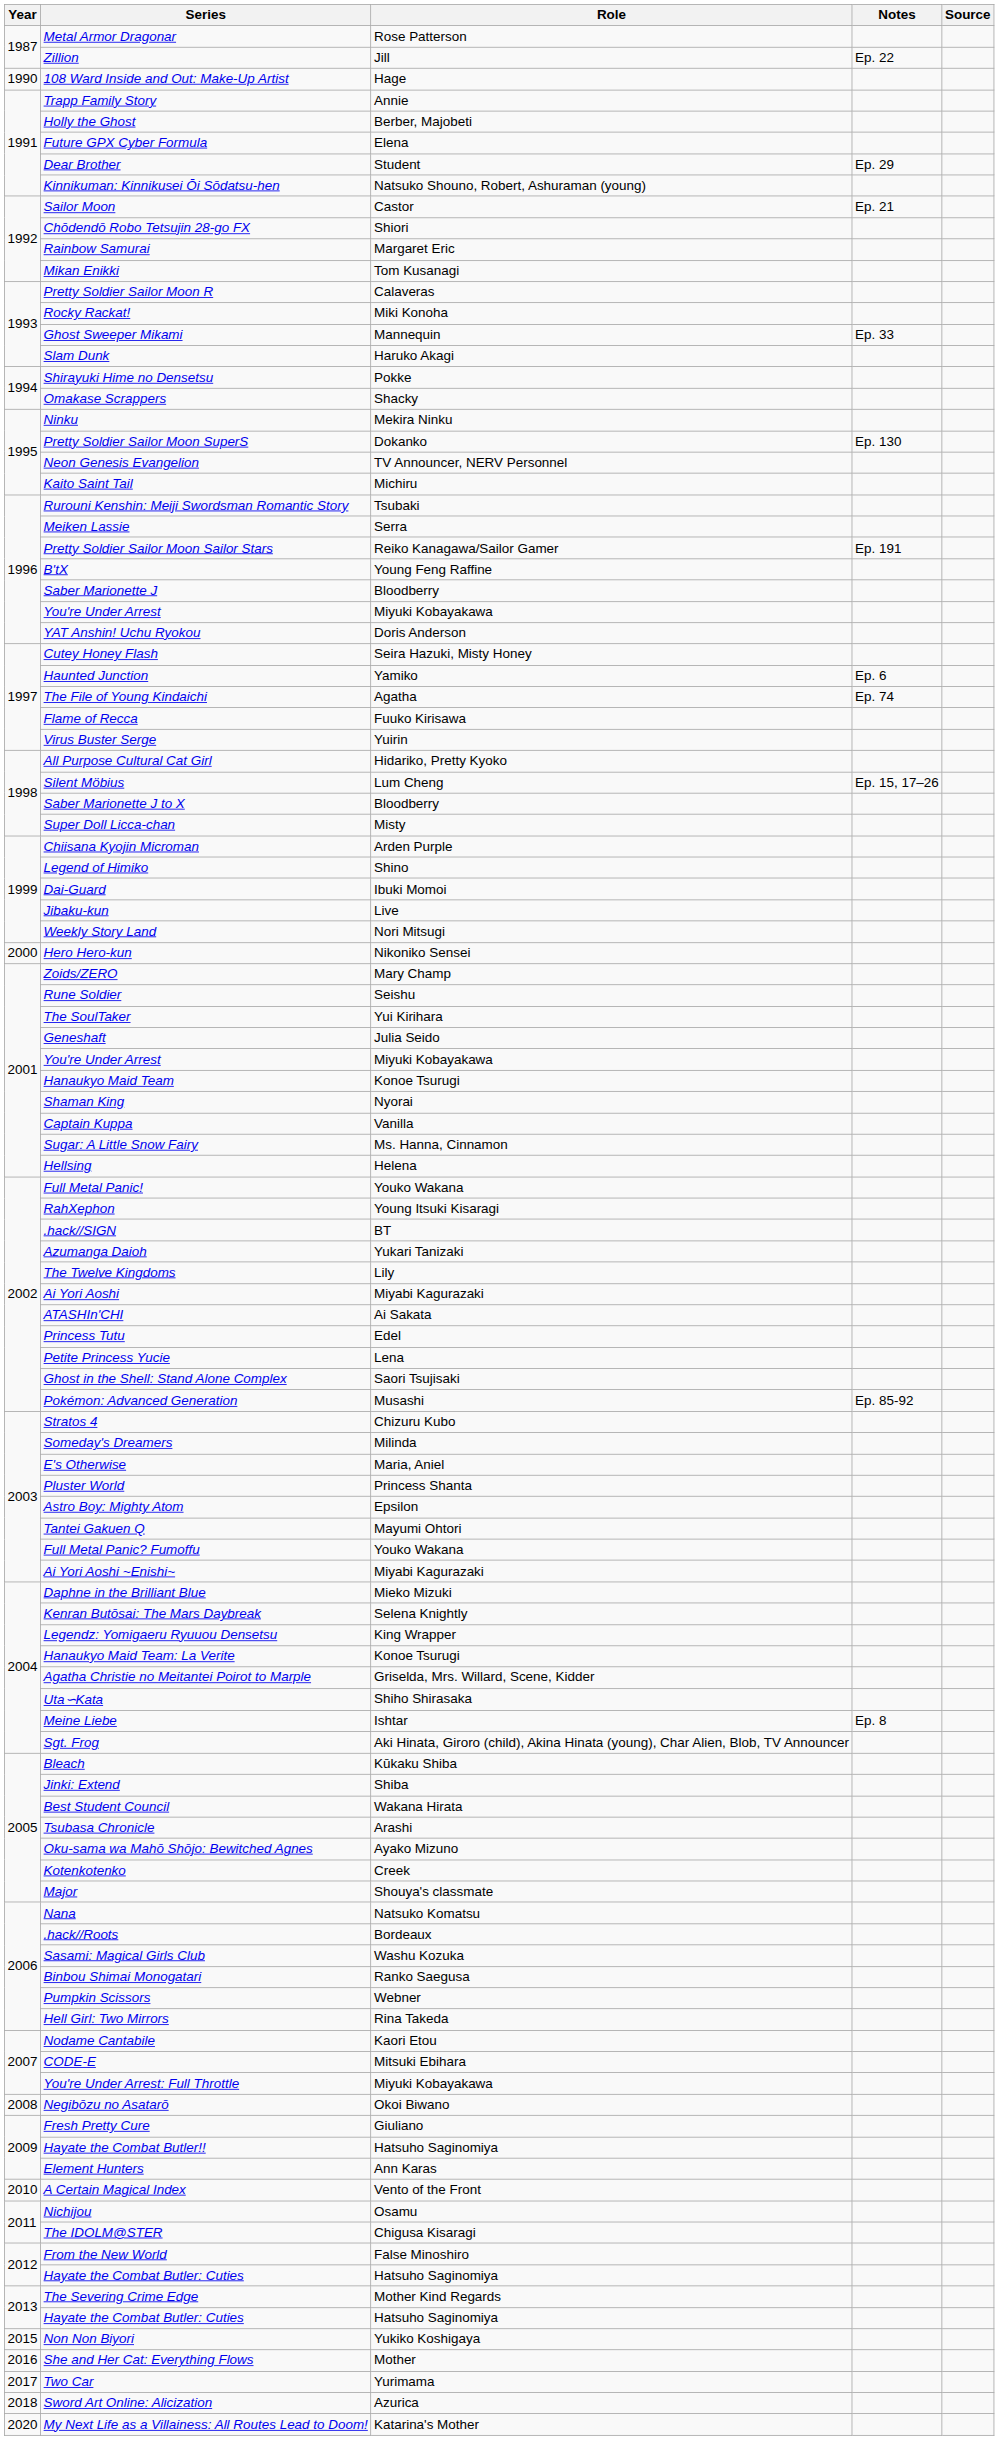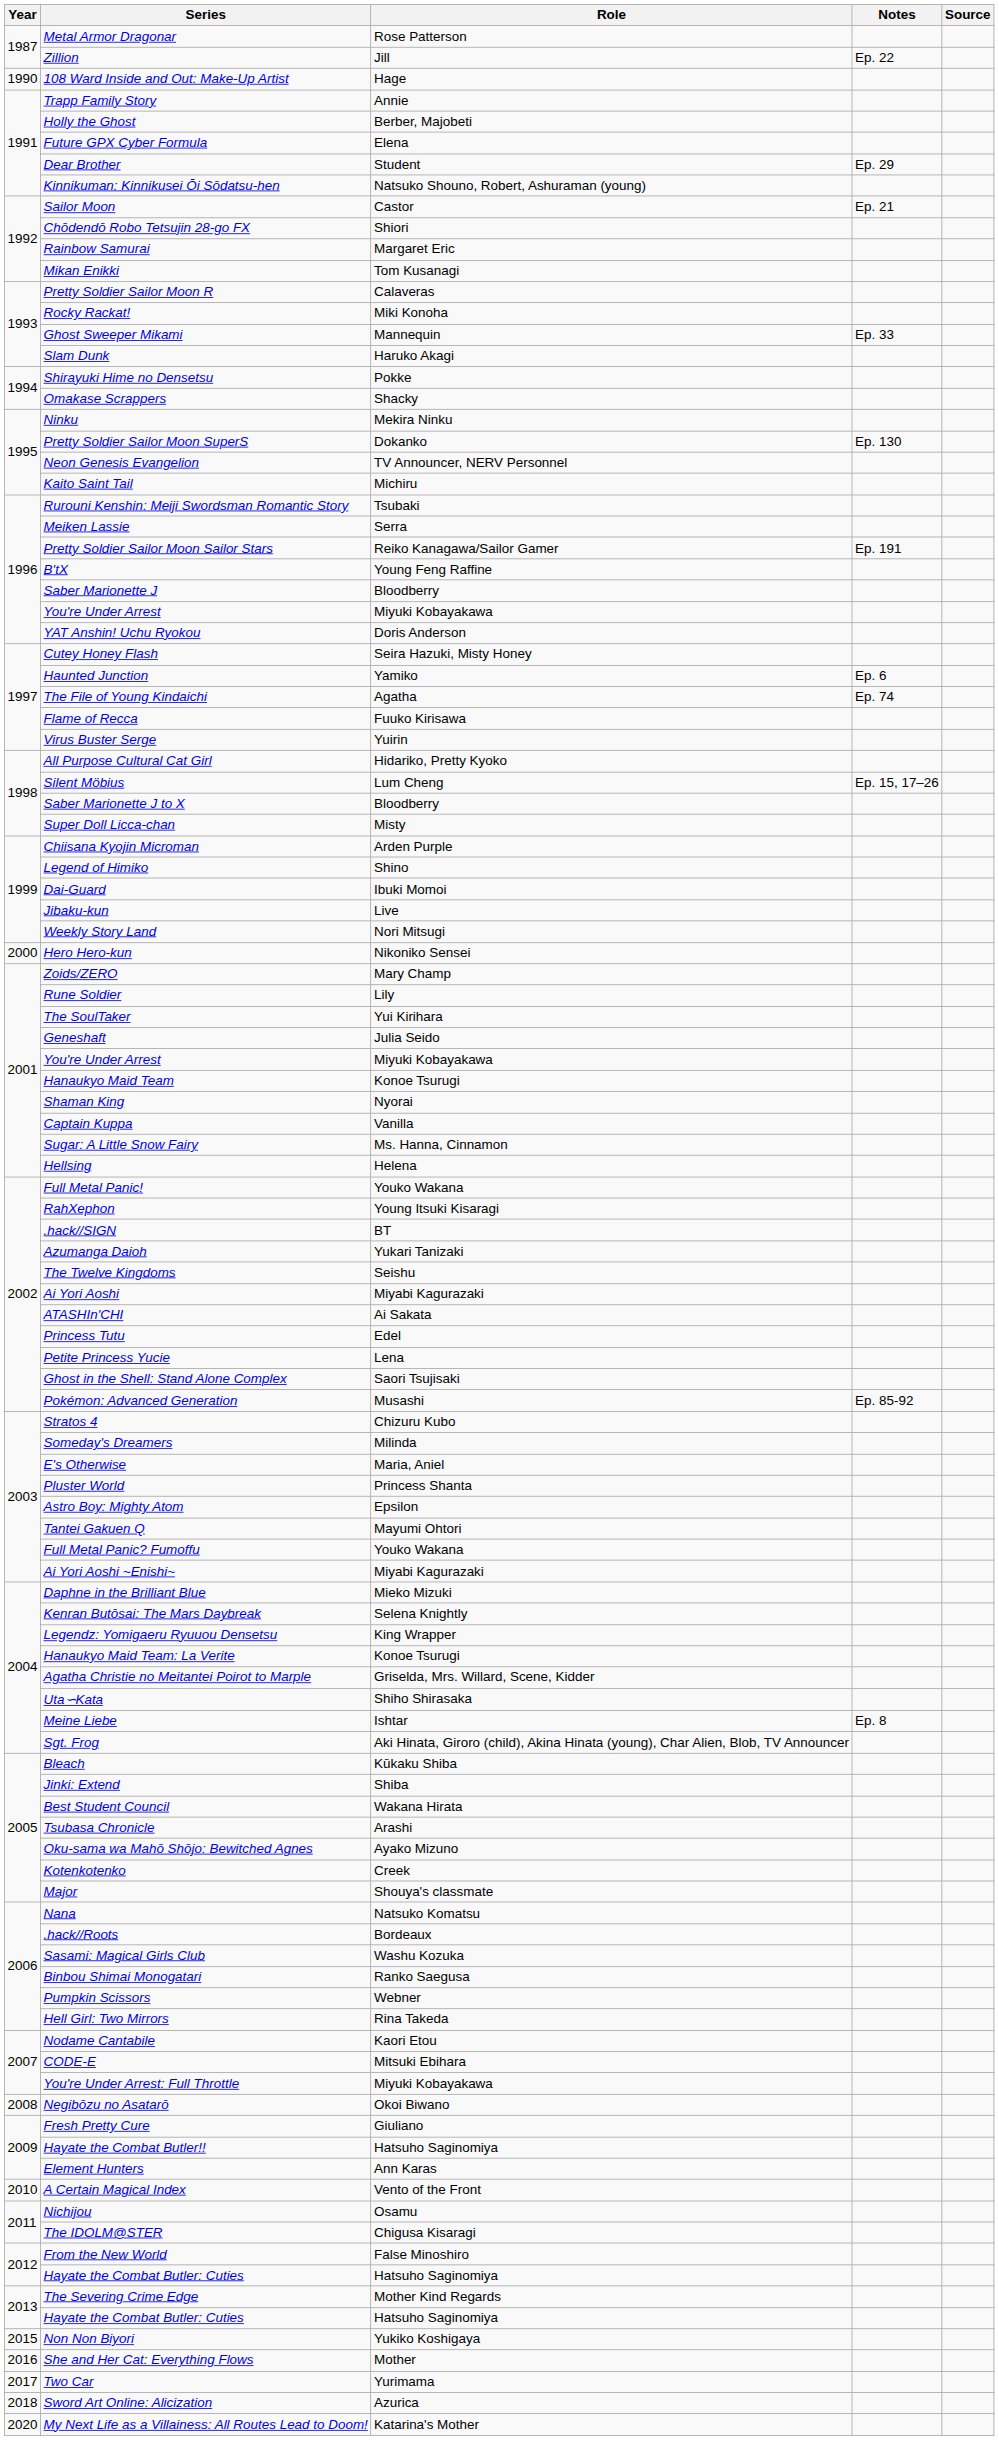(395, 995) Seishu -> (384, 995) Lily
(384, 1272) Lily -> (395, 1272) Seishu
